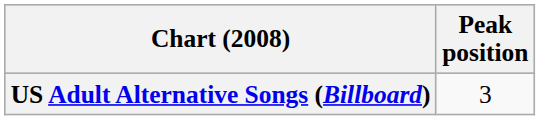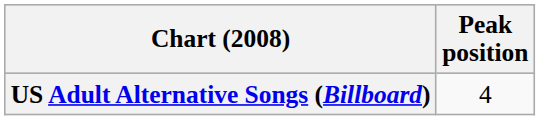(485, 93) 3 -> (485, 93) 4
